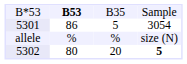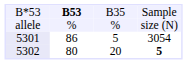rows swapped: (28, 38) <-> (28, 25)
